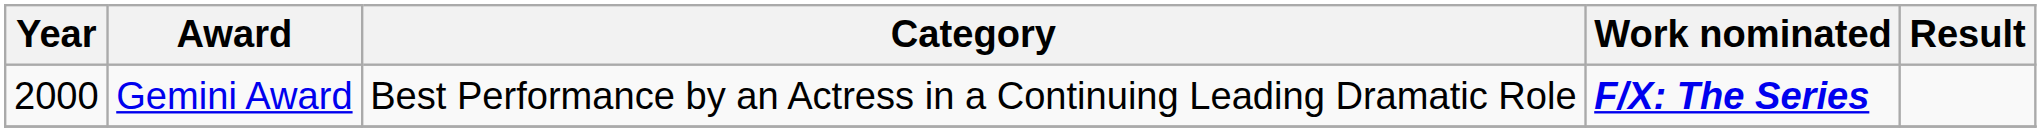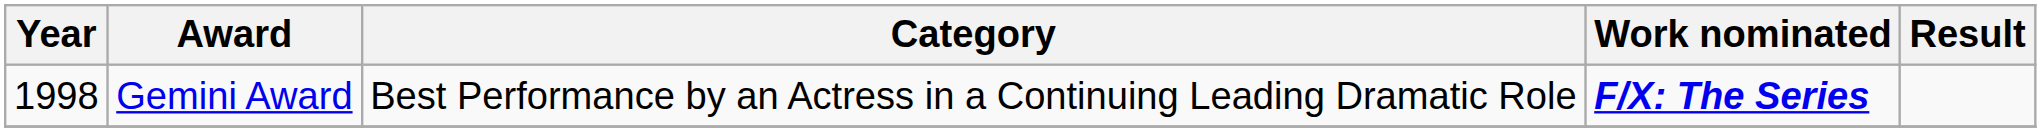(56, 95) 2000 -> (56, 95) 1998
